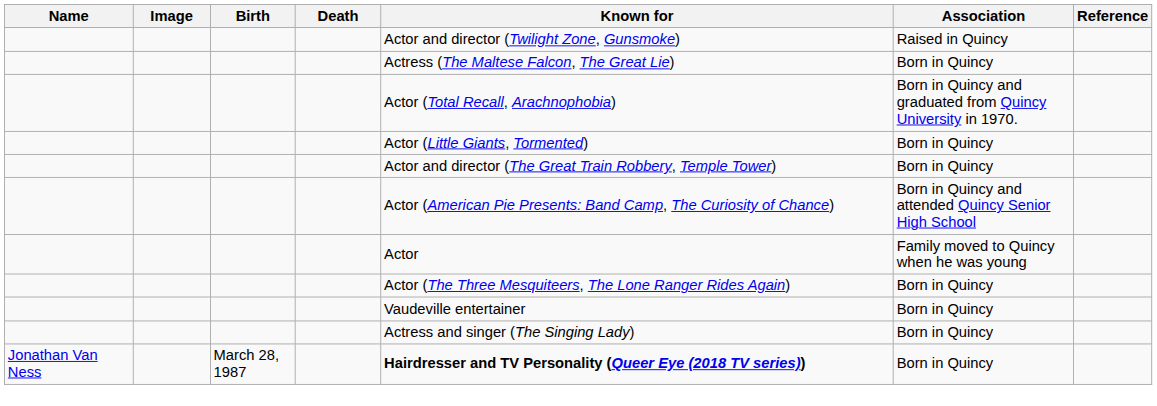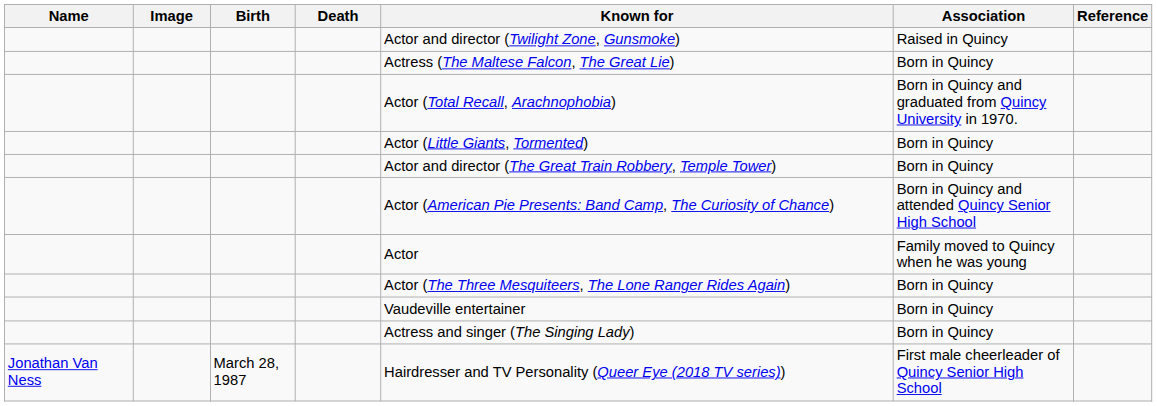(595, 364) bold -> (585, 372) normal
(945, 364) Born in Quincy -> (978, 372) First male cheerleader of Quincy Senior High School
